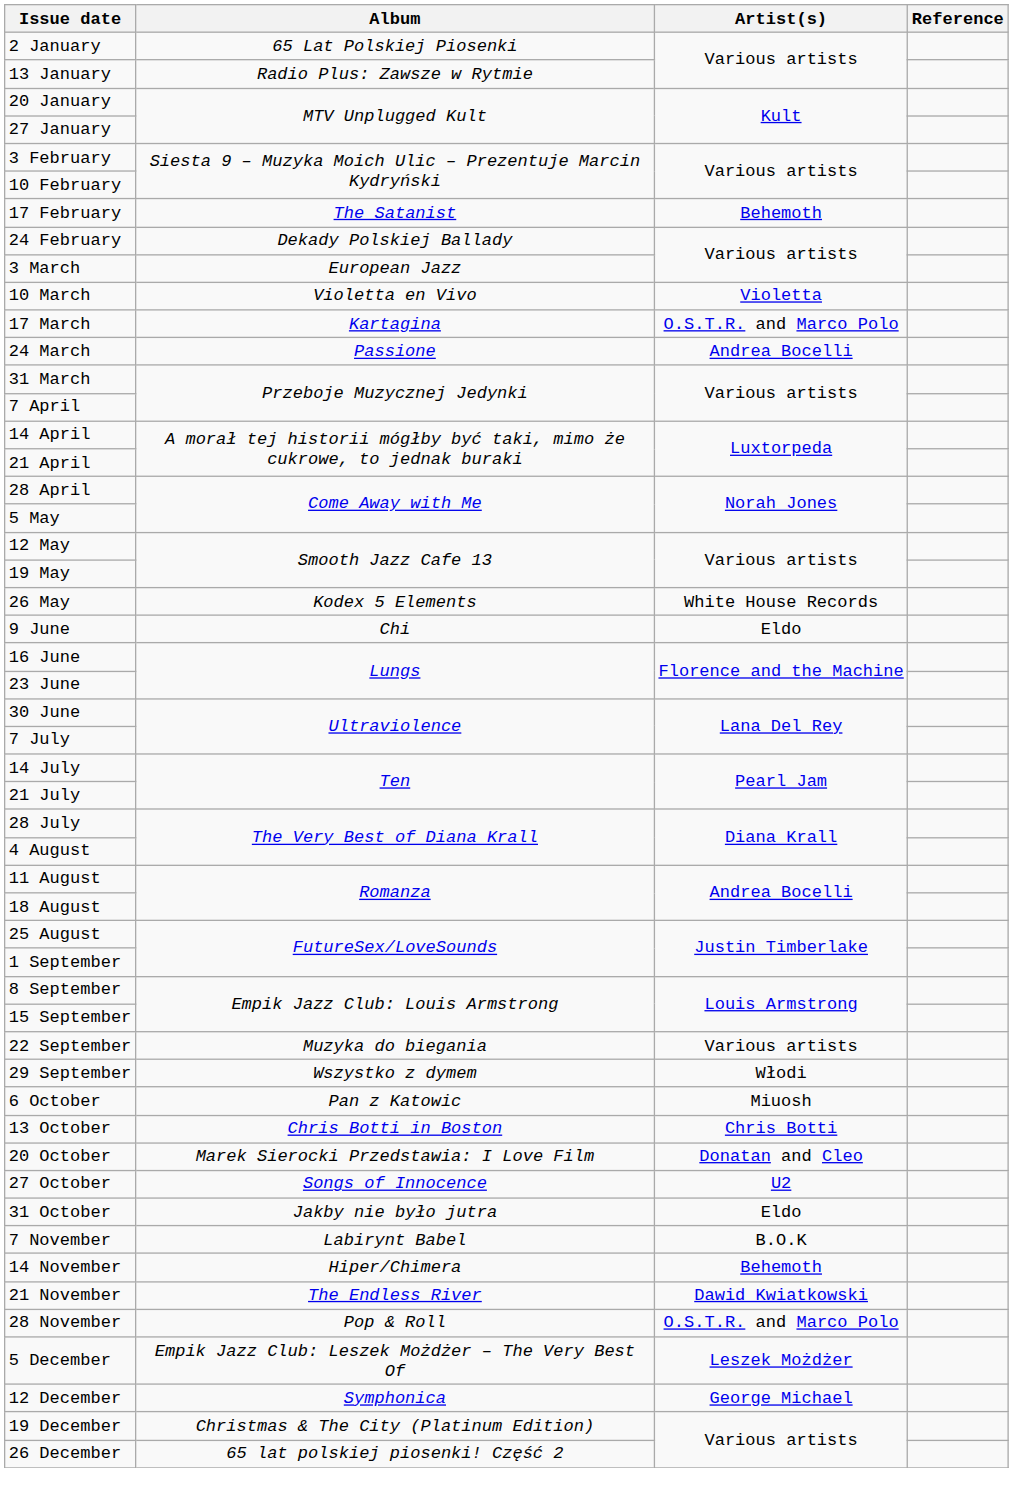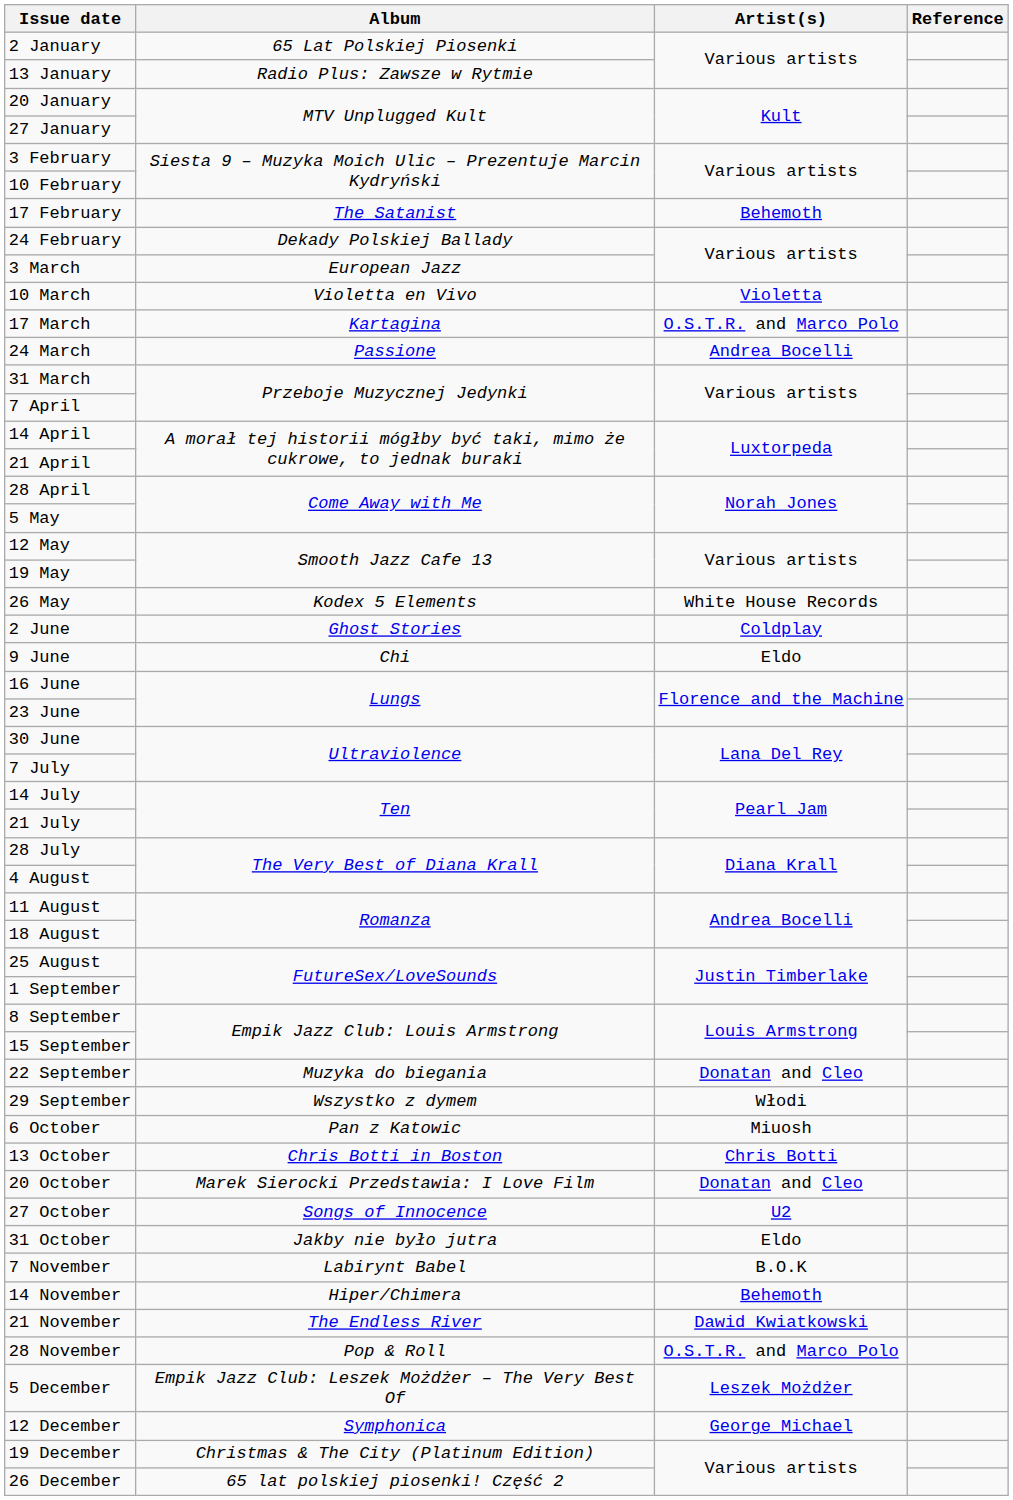+ row: (39, 629)
(781, 1045) Various artists -> (781, 1073) Donatan and Cleo
